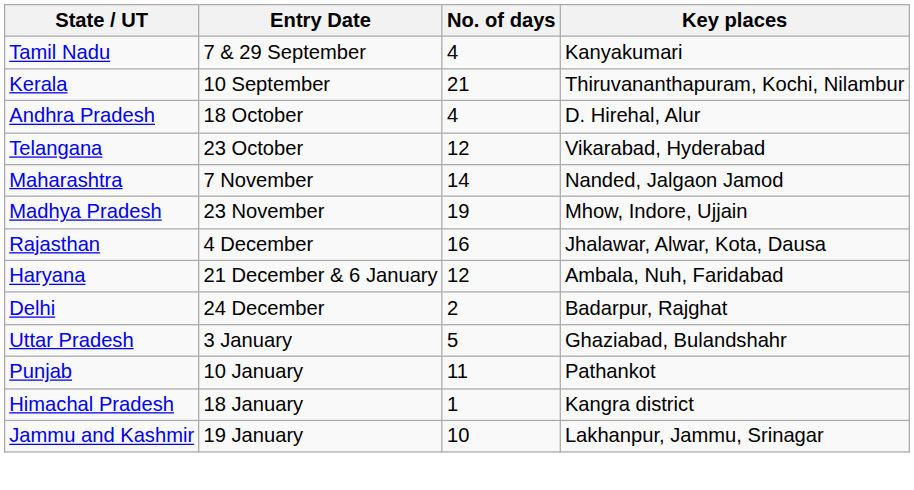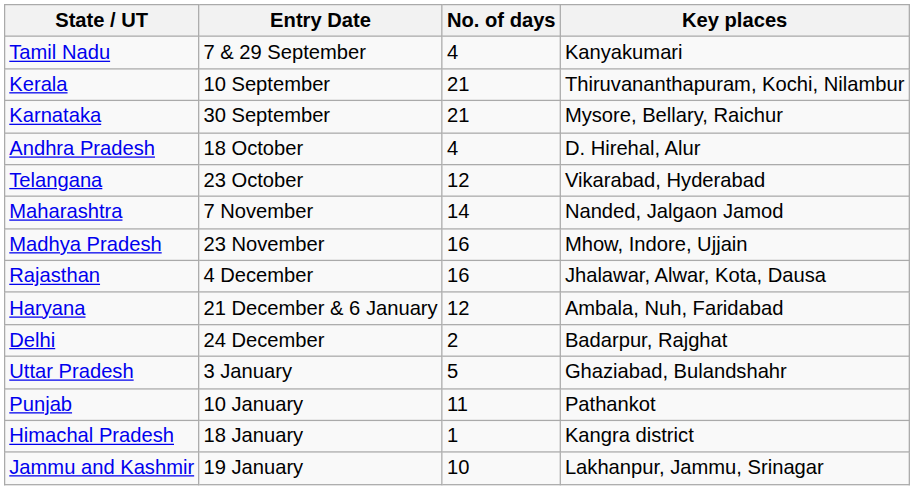+ row: (55, 116)
(458, 212) 19 -> (458, 244) 16
